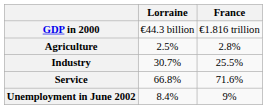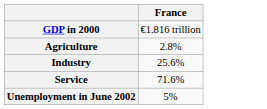- column: (167, 12)
(229, 63) 25.5% -> (171, 63) 25.6%
(229, 96) 9% -> (171, 96) 5%
